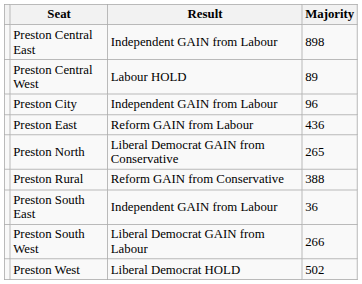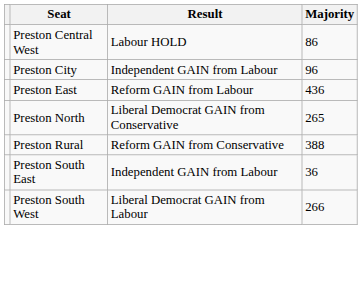- row: (53, 42)
(312, 76) 89 -> (312, 42) 86
- row: (47, 269)
